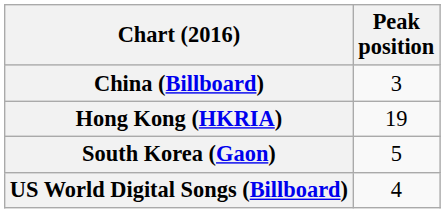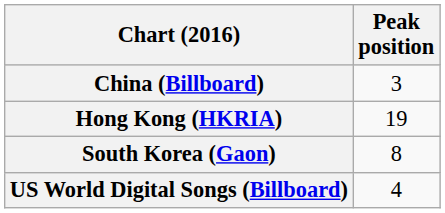(396, 154) 5 -> (396, 154) 8
